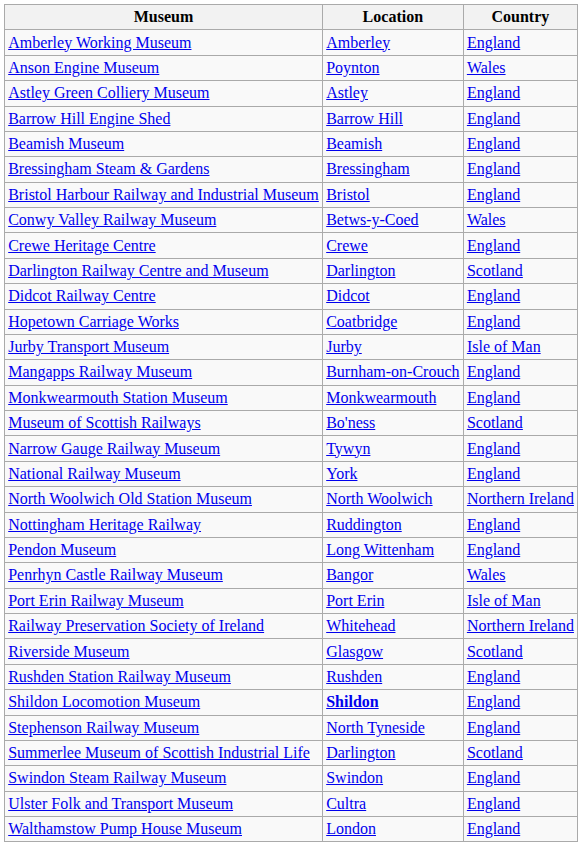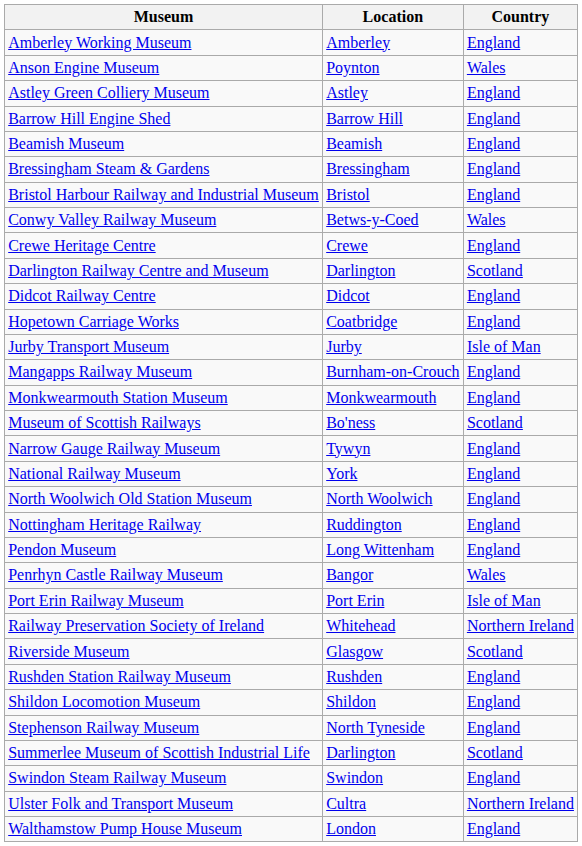(520, 499) Northern Ireland -> (494, 499) England
(352, 702) bold -> (351, 702) normal
(494, 803) England -> (520, 803) Northern Ireland
